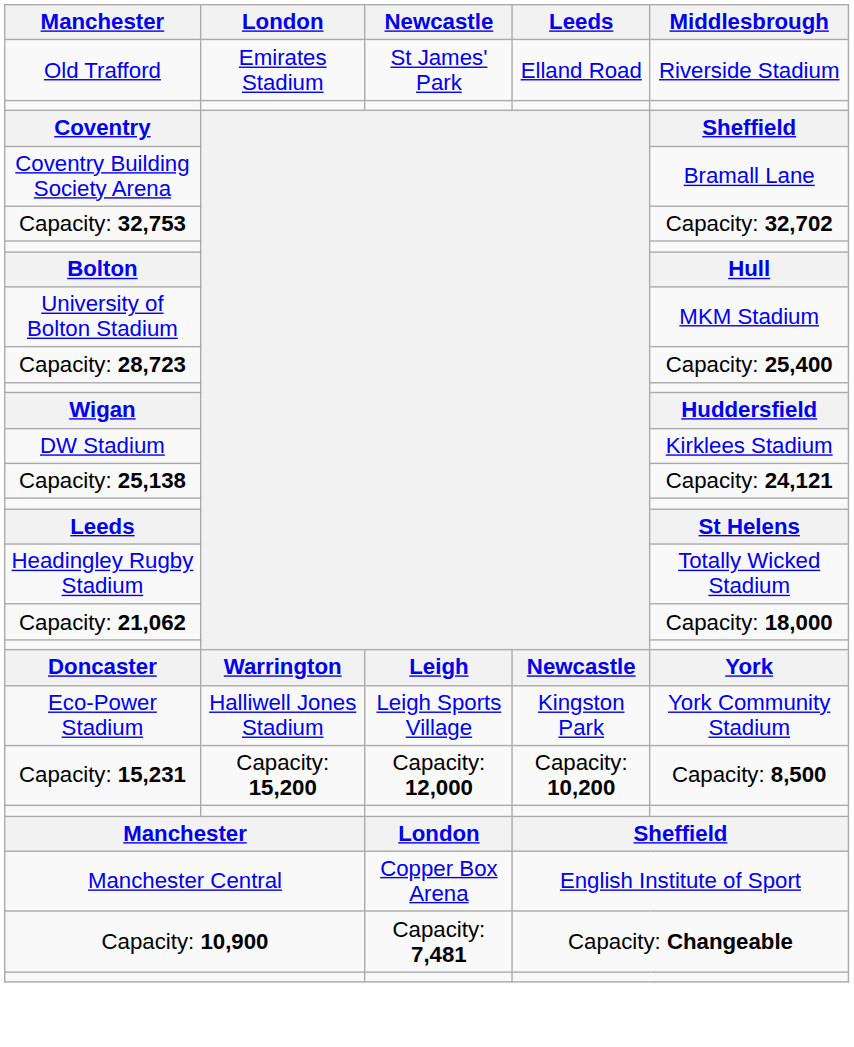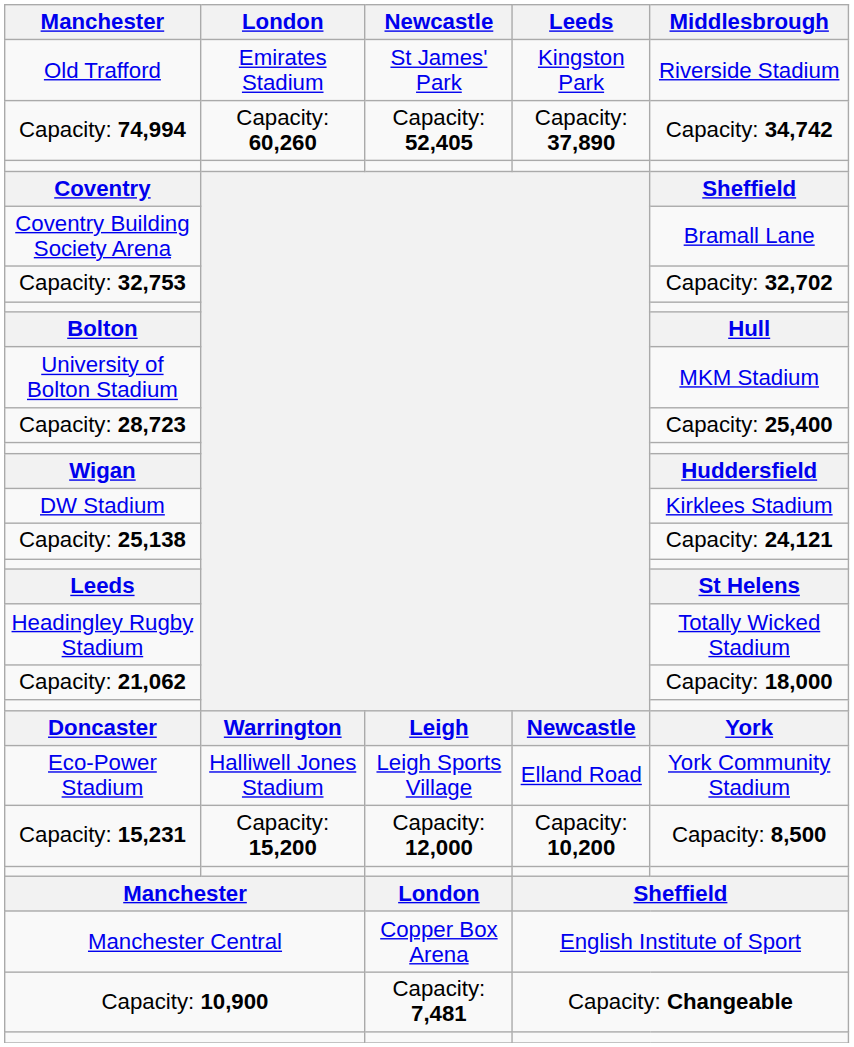(581, 69) Elland Road -> (581, 69) Kingston Park
+ row: (102, 130)
(581, 715) Kingston Park -> (581, 775) Elland Road
